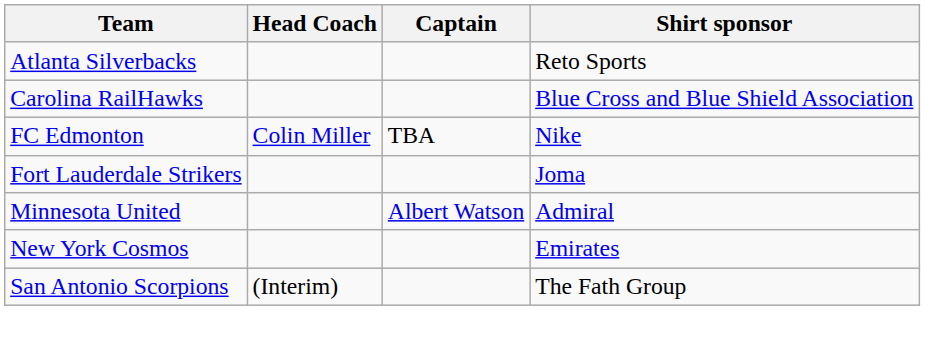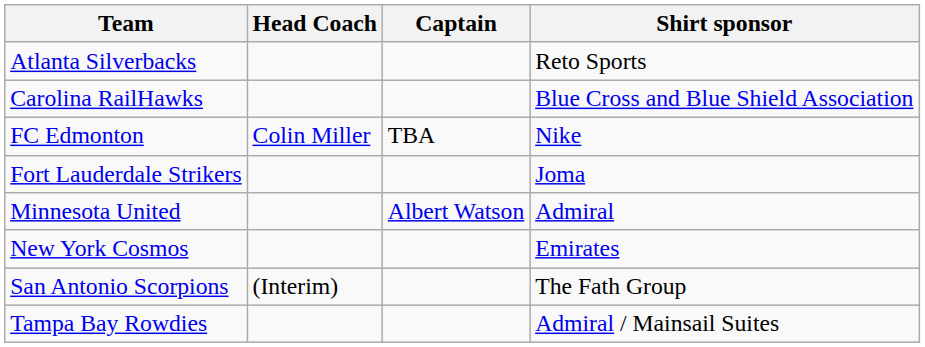+ row: (109, 323)
